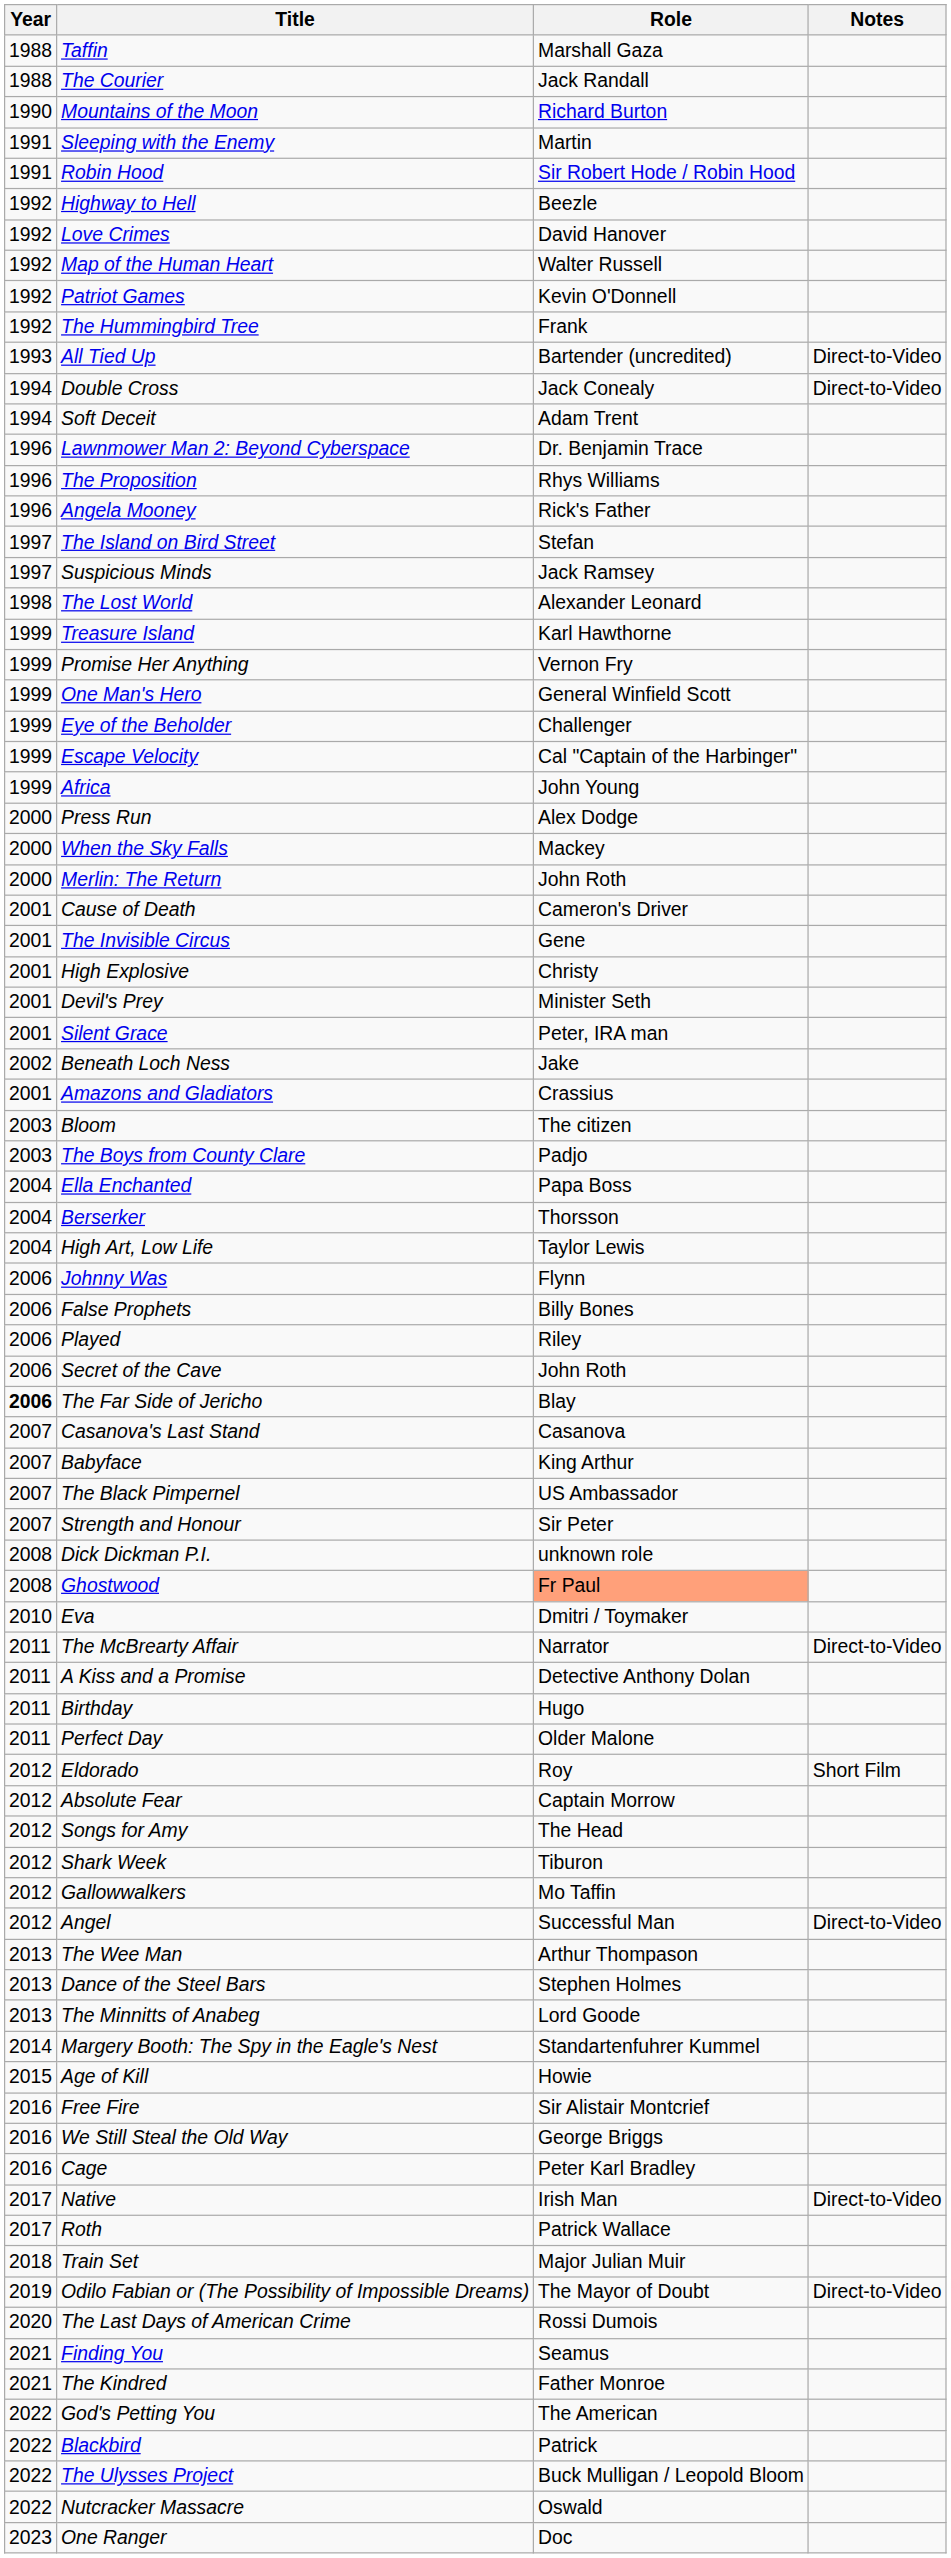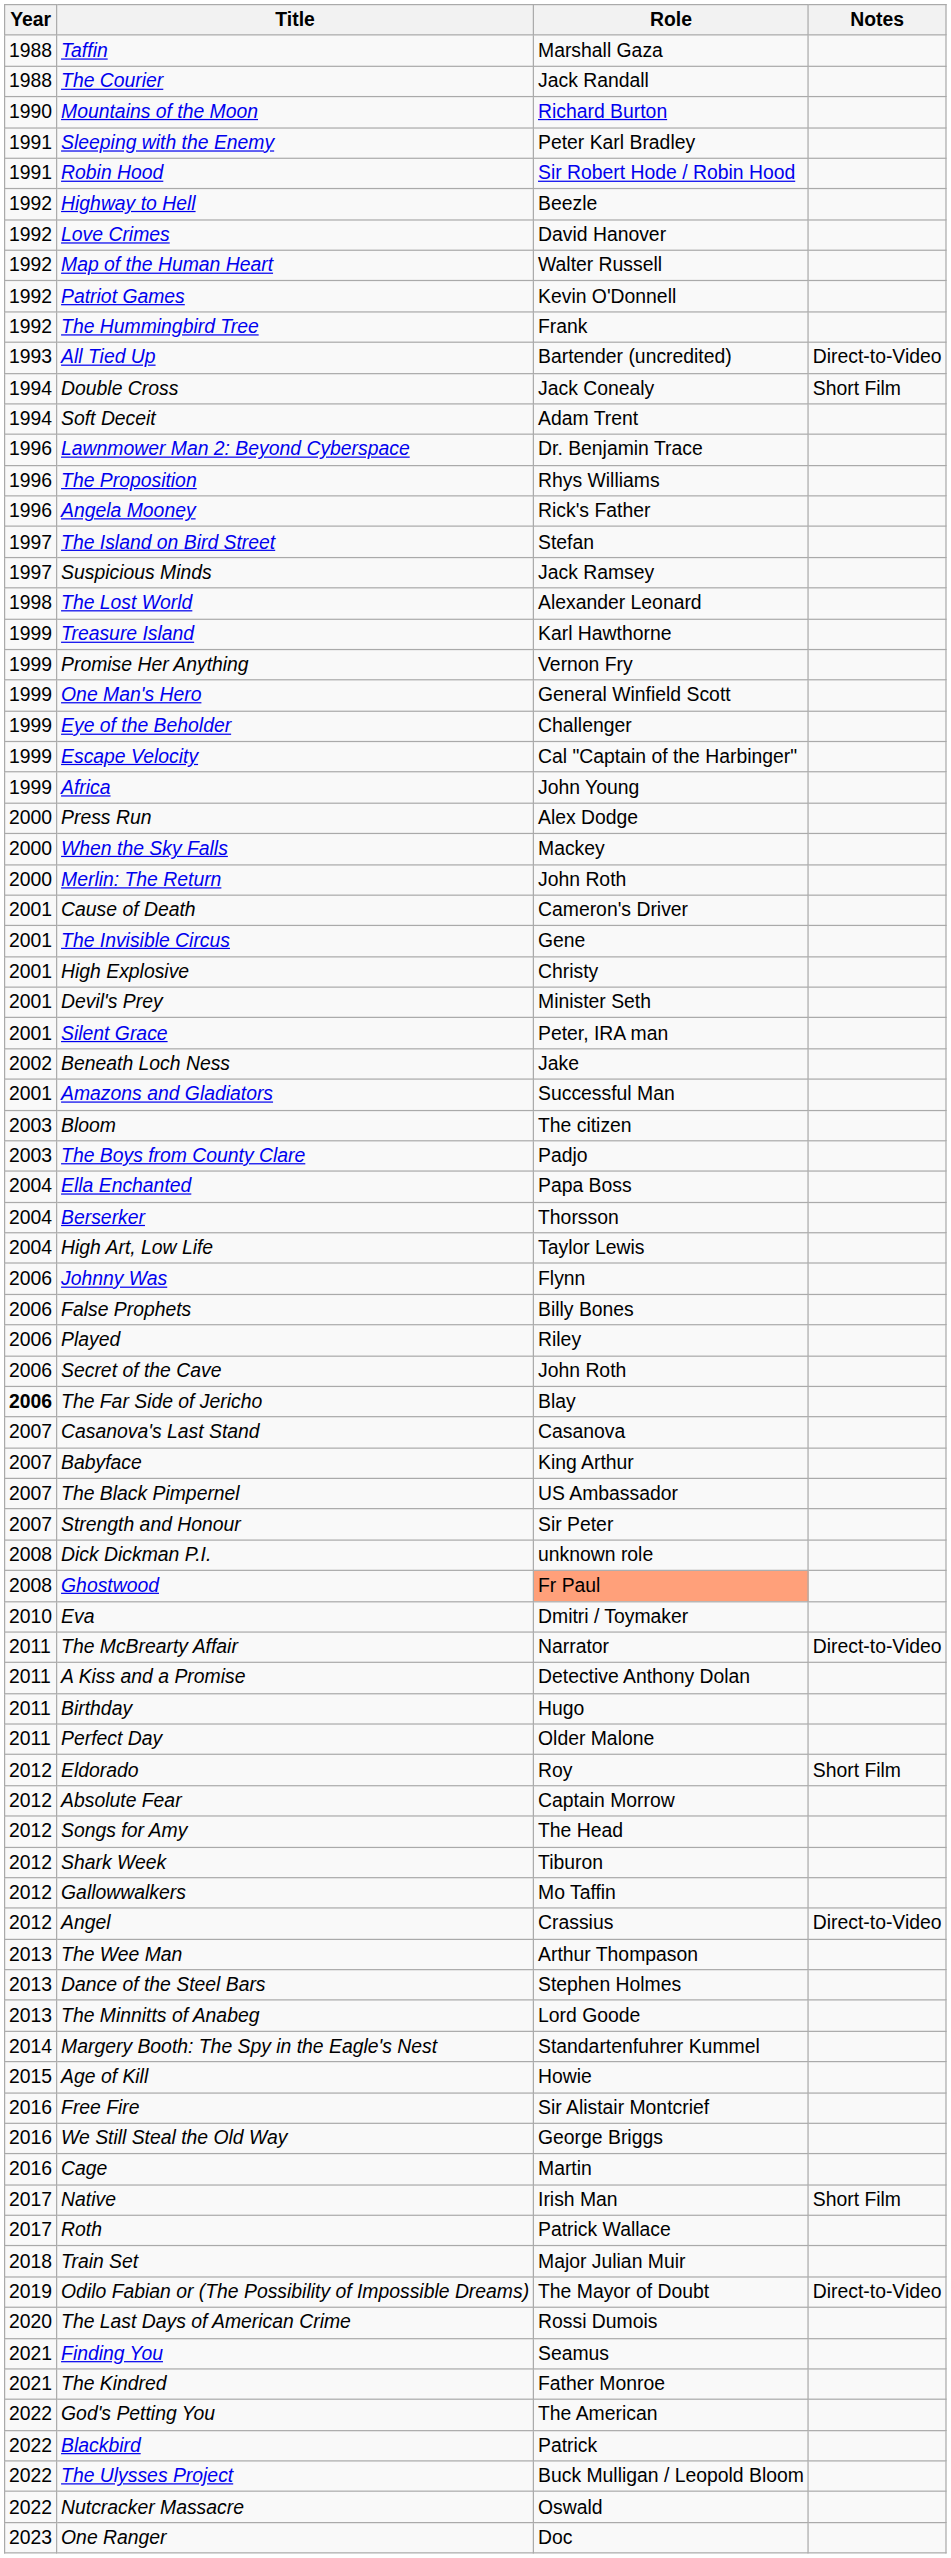(565, 142) Martin -> (617, 142) Peter Karl Bradley
(877, 388) Direct-to-Video -> (857, 388) Short Film
(576, 1094) Crassius -> (606, 1094) Successful Man
(606, 1923) Successful Man -> (576, 1923) Crassius
(617, 2169) Peter Karl Bradley -> (565, 2169) Martin
(877, 2199) Direct-to-Video -> (857, 2199) Short Film
